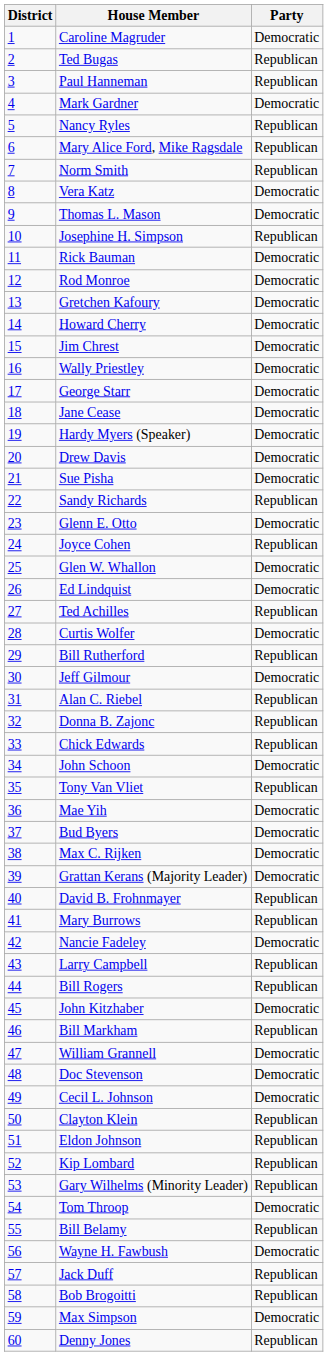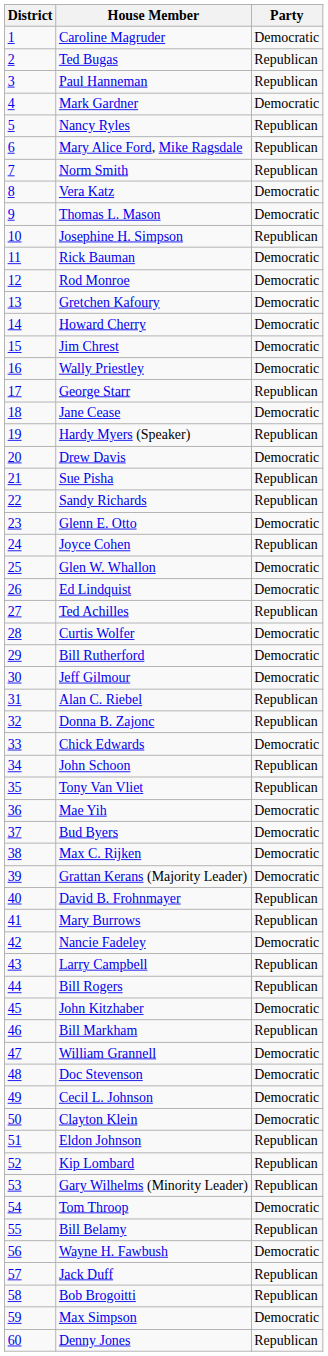(287, 390) Democratic -> (286, 390) Republican
(287, 434) Democratic -> (286, 434) Republican
(287, 479) Democratic -> (286, 479) Republican
(286, 655) Republican -> (287, 655) Democratic
(286, 744) Republican -> (287, 744) Democratic
(287, 766) Democratic -> (286, 766) Republican
(286, 1119) Republican -> (287, 1119) Democratic
